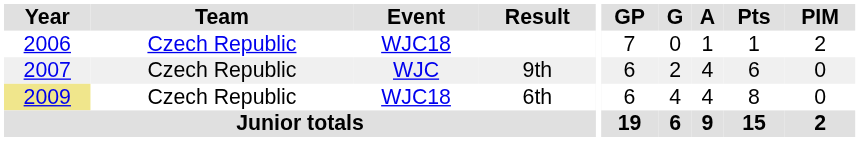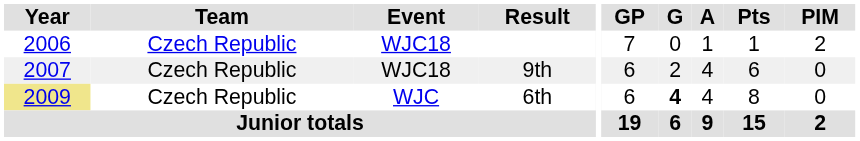(416, 70) WJC -> (416, 70) WJC18
(416, 96) WJC18 -> (416, 96) WJC
(675, 96) normal -> (675, 96) bold
